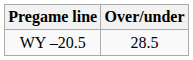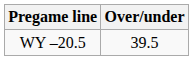(145, 42) 28.5 -> (145, 42) 39.5
